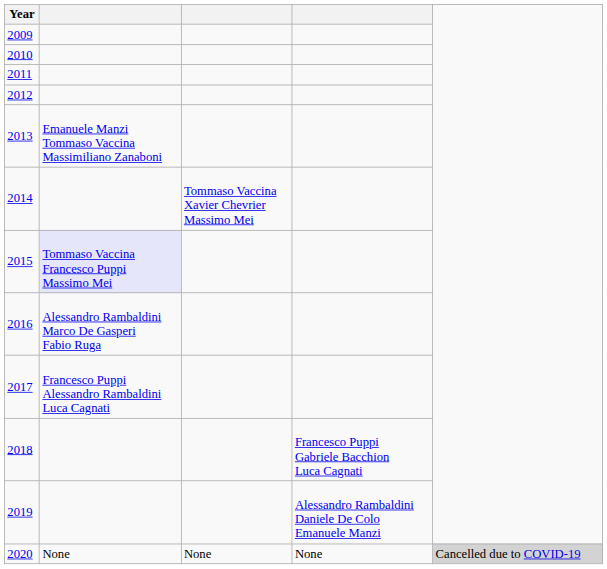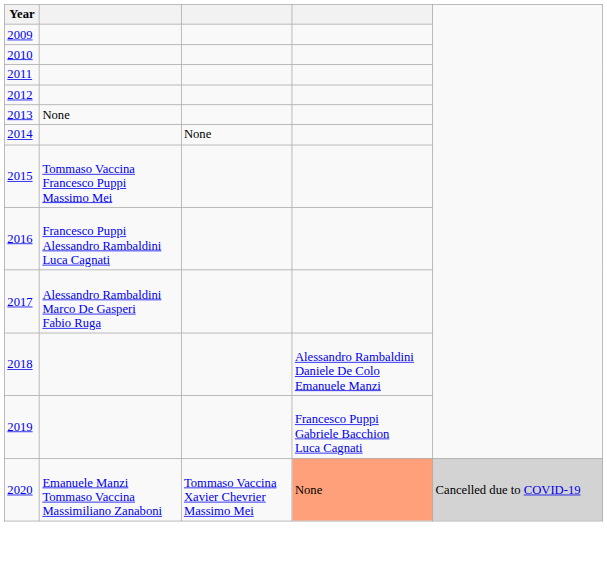(102, 143) Emanuele Manzi Tommaso Vaccina Massimiliano Zanaboni -> (56, 114) None
(230, 205) Tommaso Vaccina Xavier Chevrier Massimo Mei -> (198, 134) None
(89, 268) lavender background -> (89, 183) no background
(102, 331) Alessandro Rambaldini Marco De Gasperi Fabio Ruga -> (102, 245) Francesco Puppi Alessandro Rambaldini Luca Cagnati
(102, 394) Francesco Puppi Alessandro Rambaldini Luca Cagnati -> (102, 308) Alessandro Rambaldini Marco De Gasperi Fabio Ruga
(342, 456) Francesco Puppi Gabriele Bacchion Luca Cagnati -> (354, 371) Alessandro Rambaldini Daniele De Colo Emanuele Manzi
(354, 519) Alessandro Rambaldini Daniele De Colo Emanuele Manzi -> (342, 434) Francesco Puppi Gabriele Bacchion Luca Cagnati
(56, 553) None -> (102, 496) Emanuele Manzi Tommaso Vaccina Massimiliano Zanaboni
(198, 553) None -> (230, 496) Tommaso Vaccina Xavier Chevrier Massimo Mei
(309, 553) no background -> (309, 489) lightsalmon background
